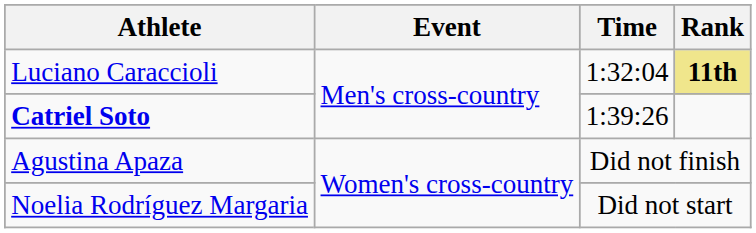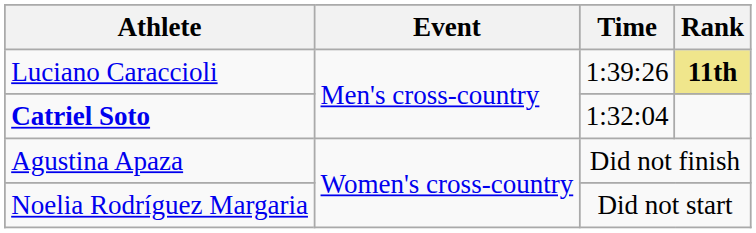(627, 71) 1:32:04 -> (627, 71) 1:39:26
(627, 116) 1:39:26 -> (627, 116) 1:32:04
